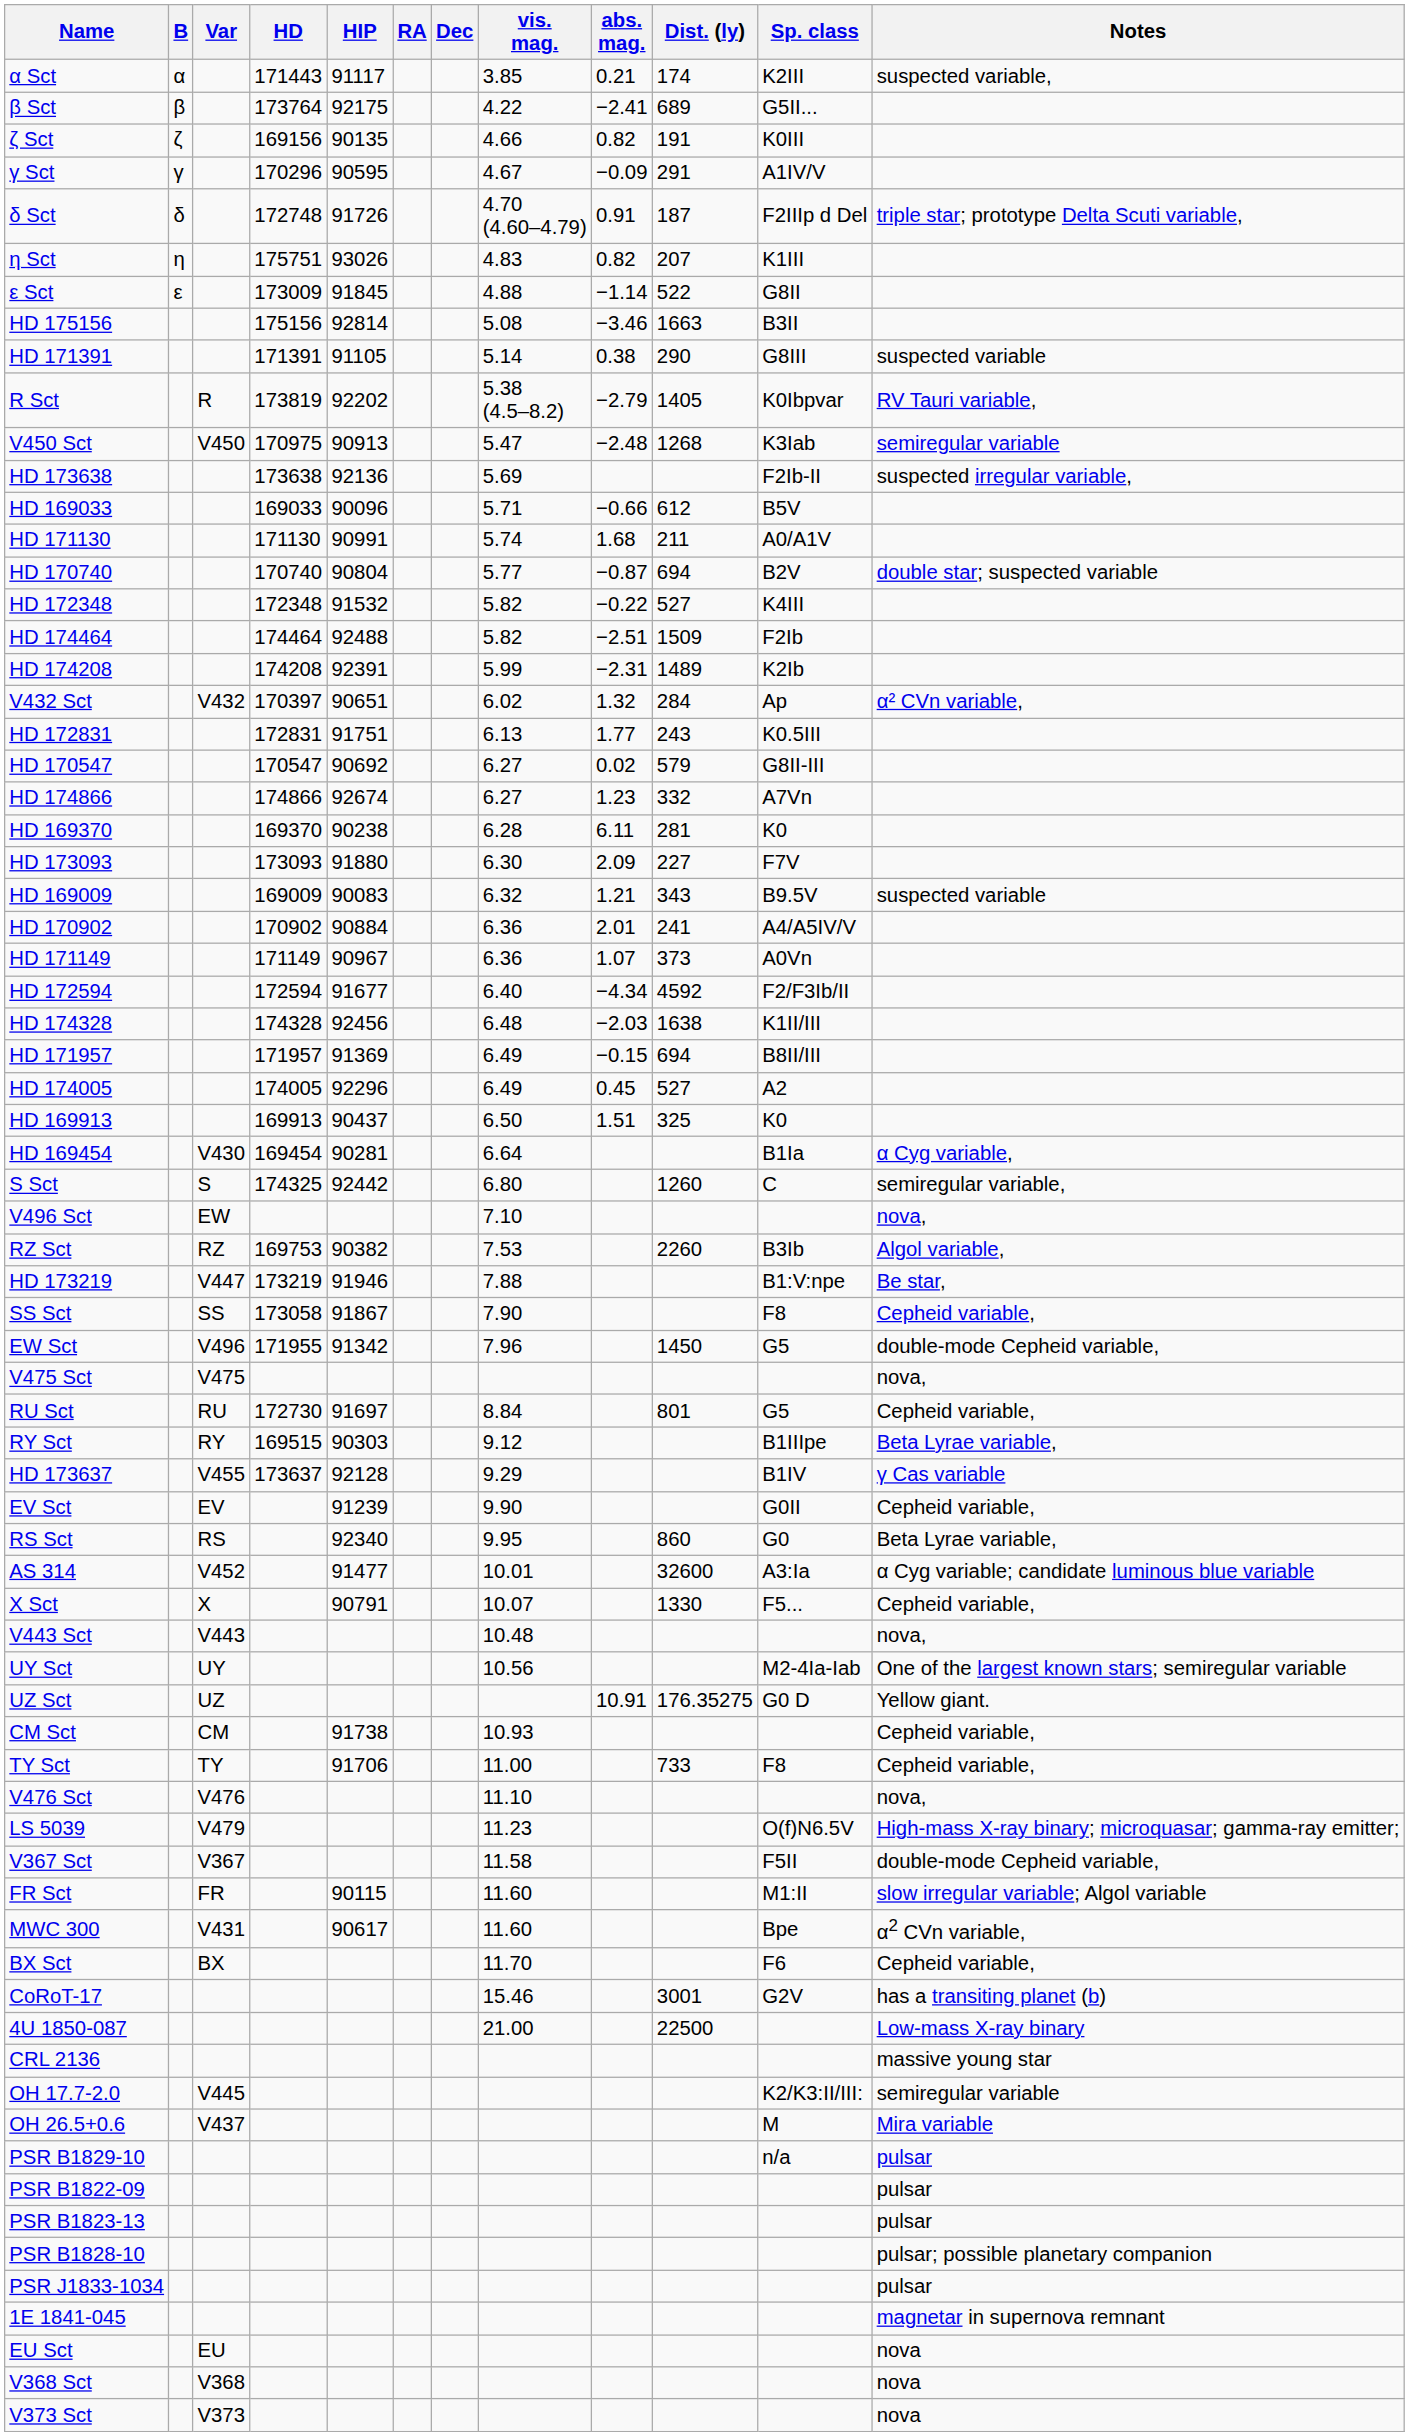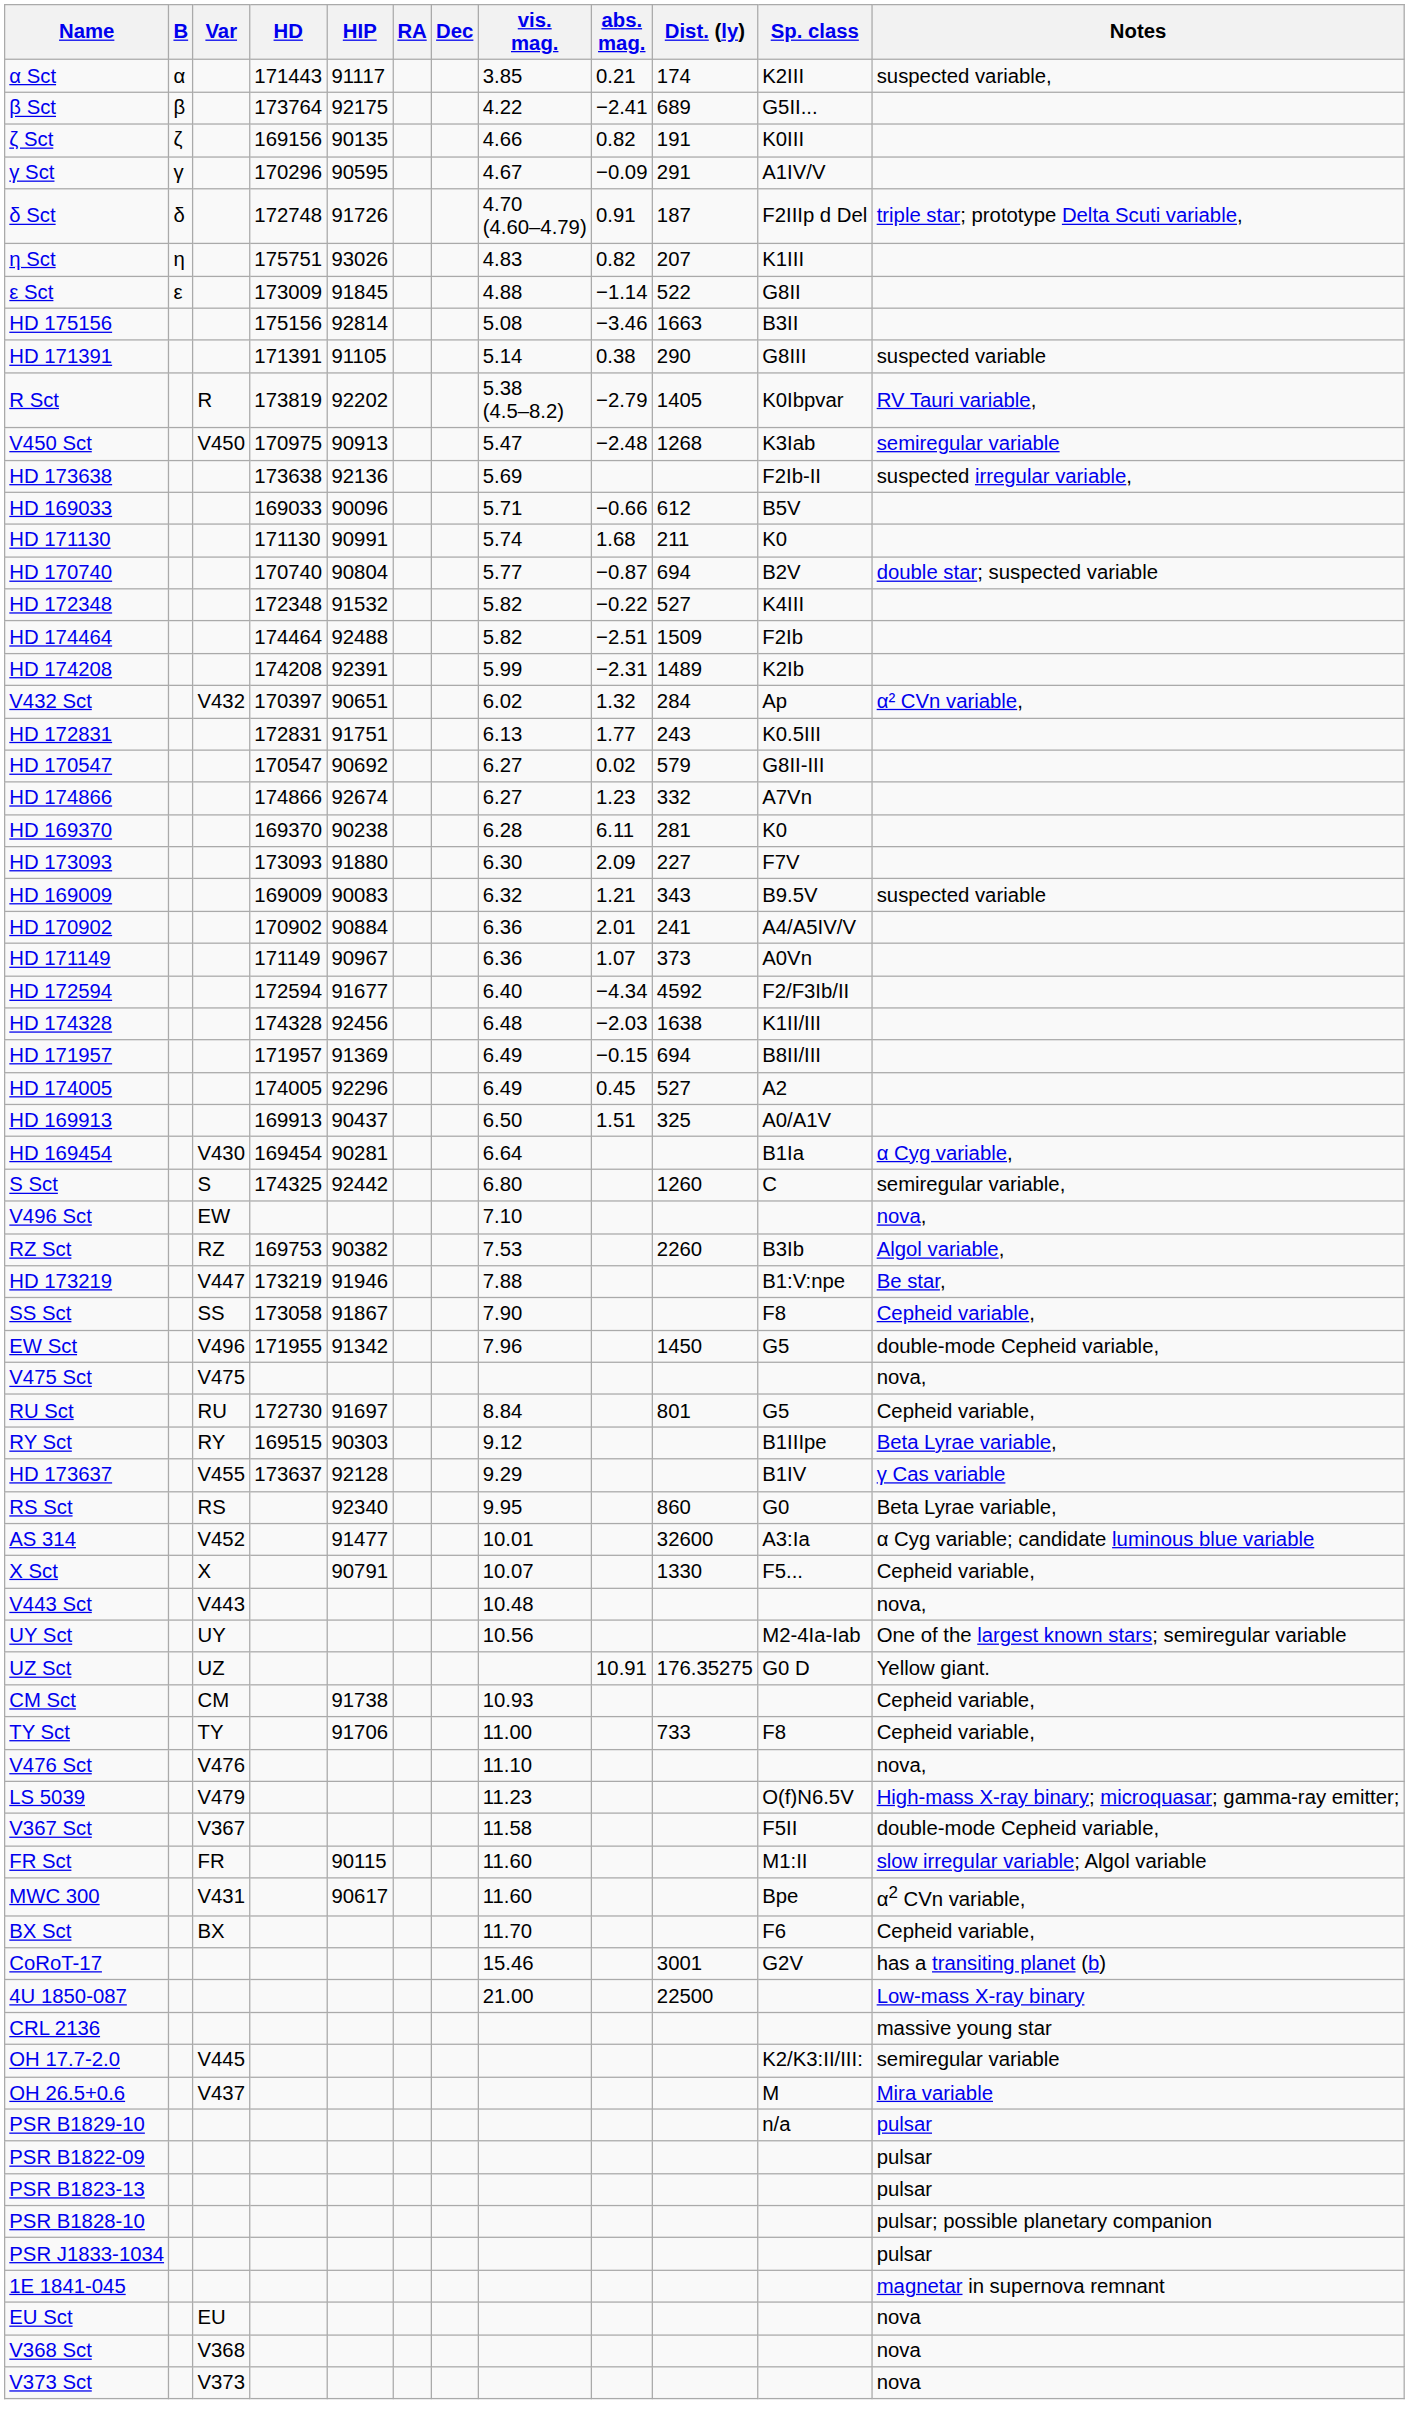(797, 540) A0/A1V -> (775, 540) K0
(775, 1120) K0 -> (797, 1120) A0/A1V
- row: (40, 1507)
